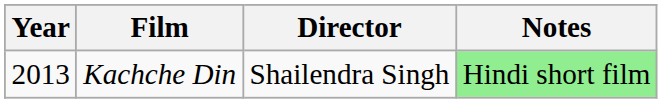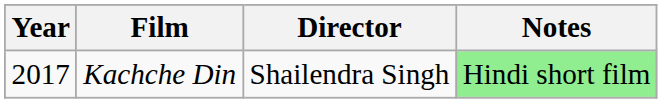(41, 73) 2013 -> (41, 73) 2017
